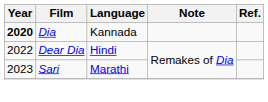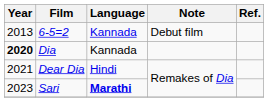+ row: (54, 32)
(20, 50) 2022 -> (20, 69) 2021
(109, 69) normal -> (111, 87) bold
